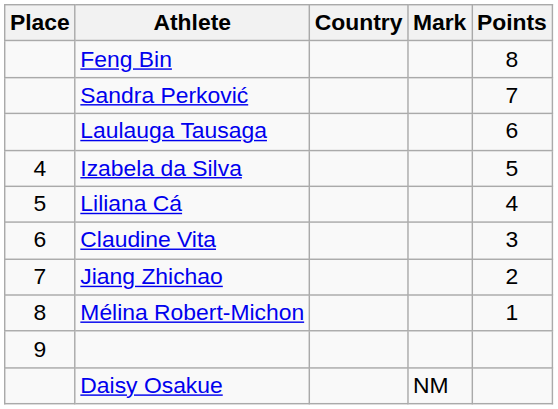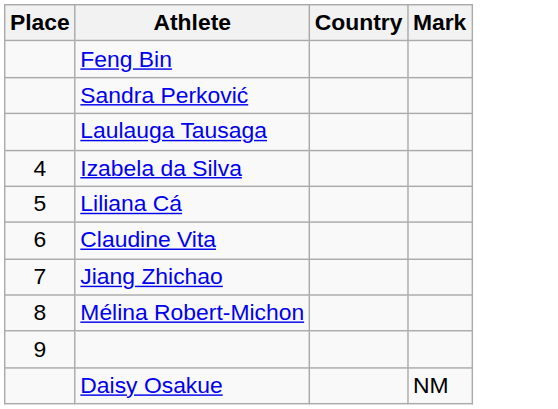- column: (512, 22)
